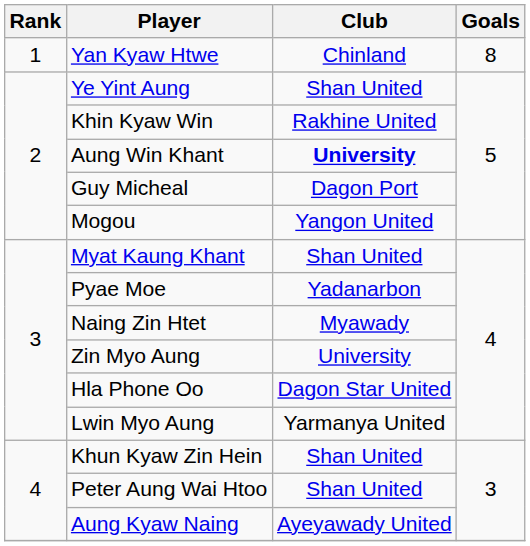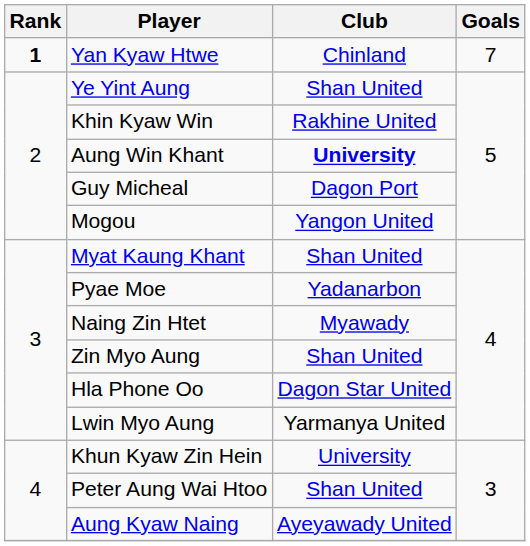(35, 54) normal -> (35, 54) bold
(491, 54) 8 -> (491, 54) 7
(364, 356) University -> (364, 356) Shan United
(364, 456) Shan United -> (364, 456) University
